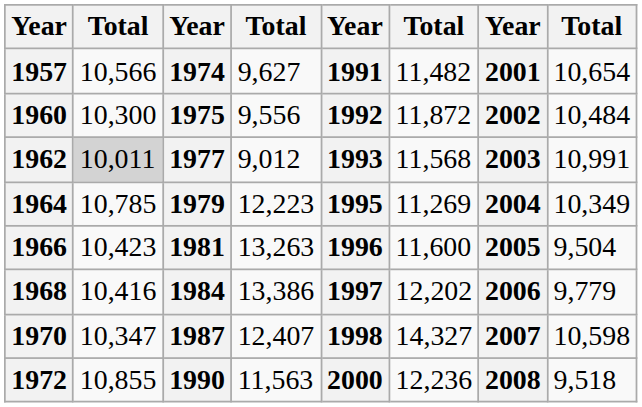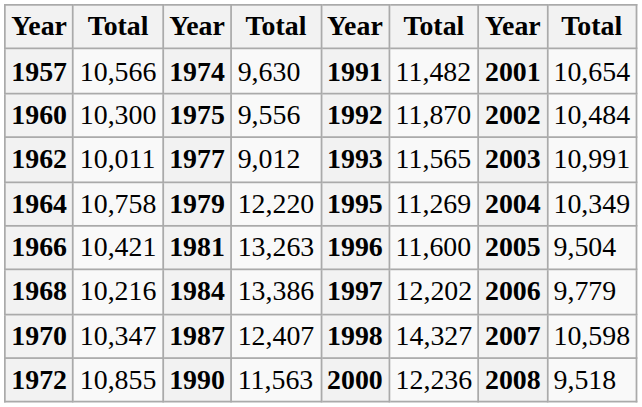(269, 70) 9,627 -> (269, 70) 9,630
(433, 114) 11,872 -> (433, 114) 11,870
(118, 159) lightgrey background -> (118, 159) no background
(433, 159) 11,568 -> (433, 159) 11,565
(118, 203) 10,785 -> (118, 203) 10,758
(276, 203) 12,223 -> (276, 203) 12,220
(118, 247) 10,423 -> (118, 247) 10,421
(118, 291) 10,416 -> (118, 291) 10,216
